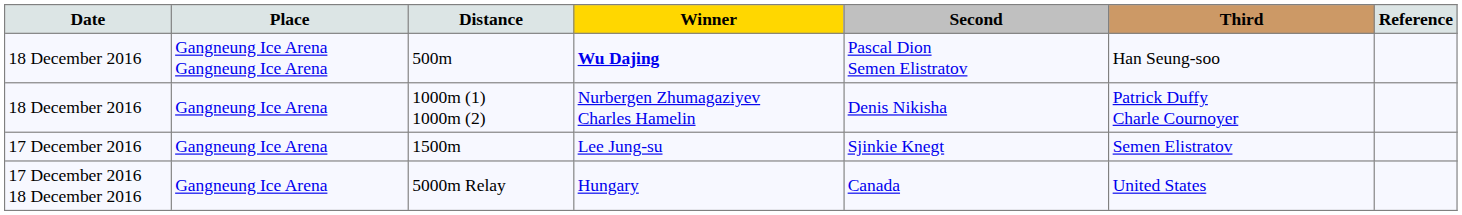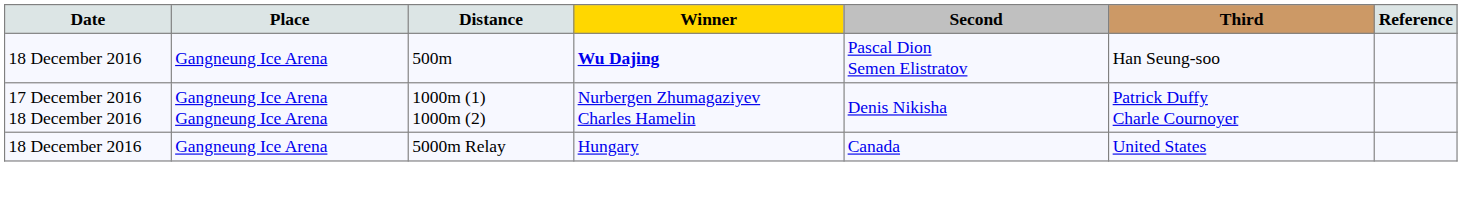(251, 57) Gangneung Ice Arena Gangneung Ice Arena -> (251, 57) Gangneung Ice Arena
(75, 107) 18 December 2016 -> (75, 107) 17 December 2016 18 December 2016
(251, 107) Gangneung Ice Arena -> (251, 107) Gangneung Ice Arena Gangneung Ice Arena
- row: (436, 146)
(75, 185) 17 December 2016 18 December 2016 -> (75, 146) 18 December 2016
